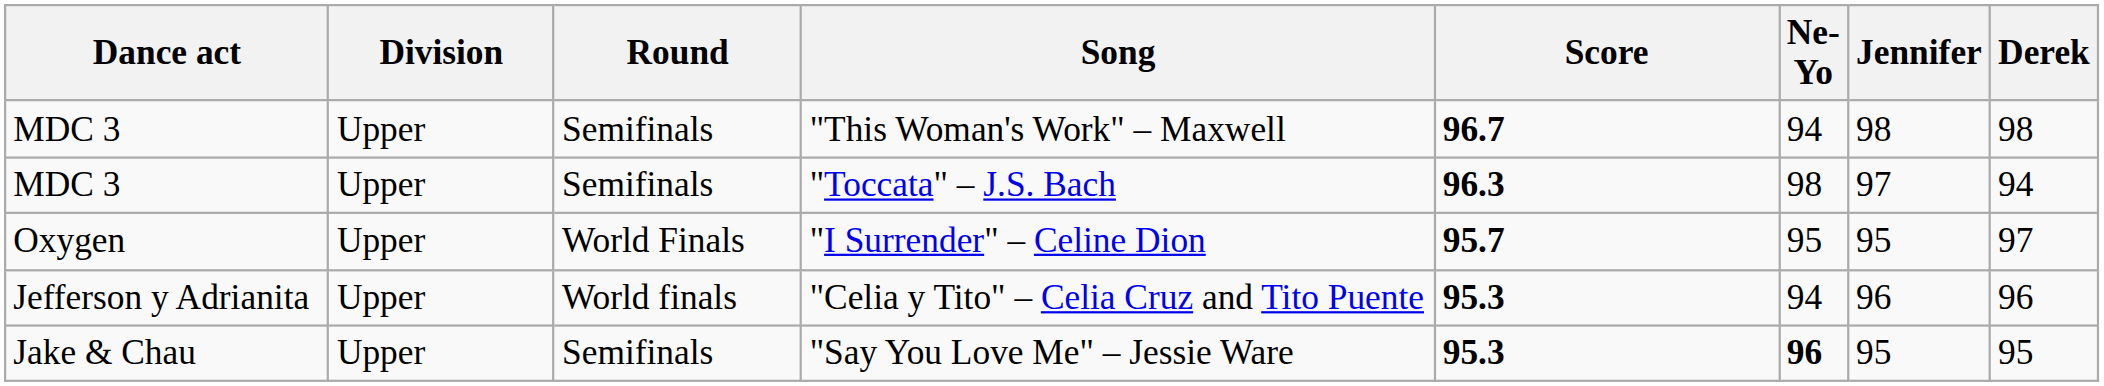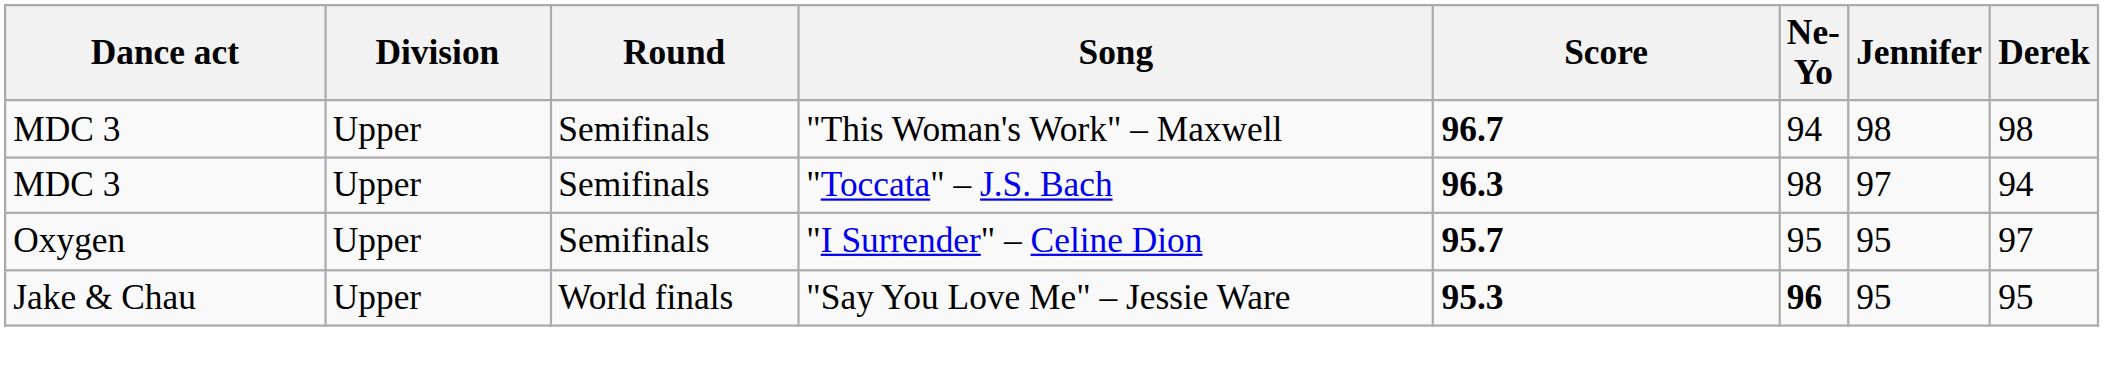(653, 240) World Finals -> (634, 240) Semifinals
- row: (1117, 296)
(638, 352) Semifinals -> (646, 296) World finals
